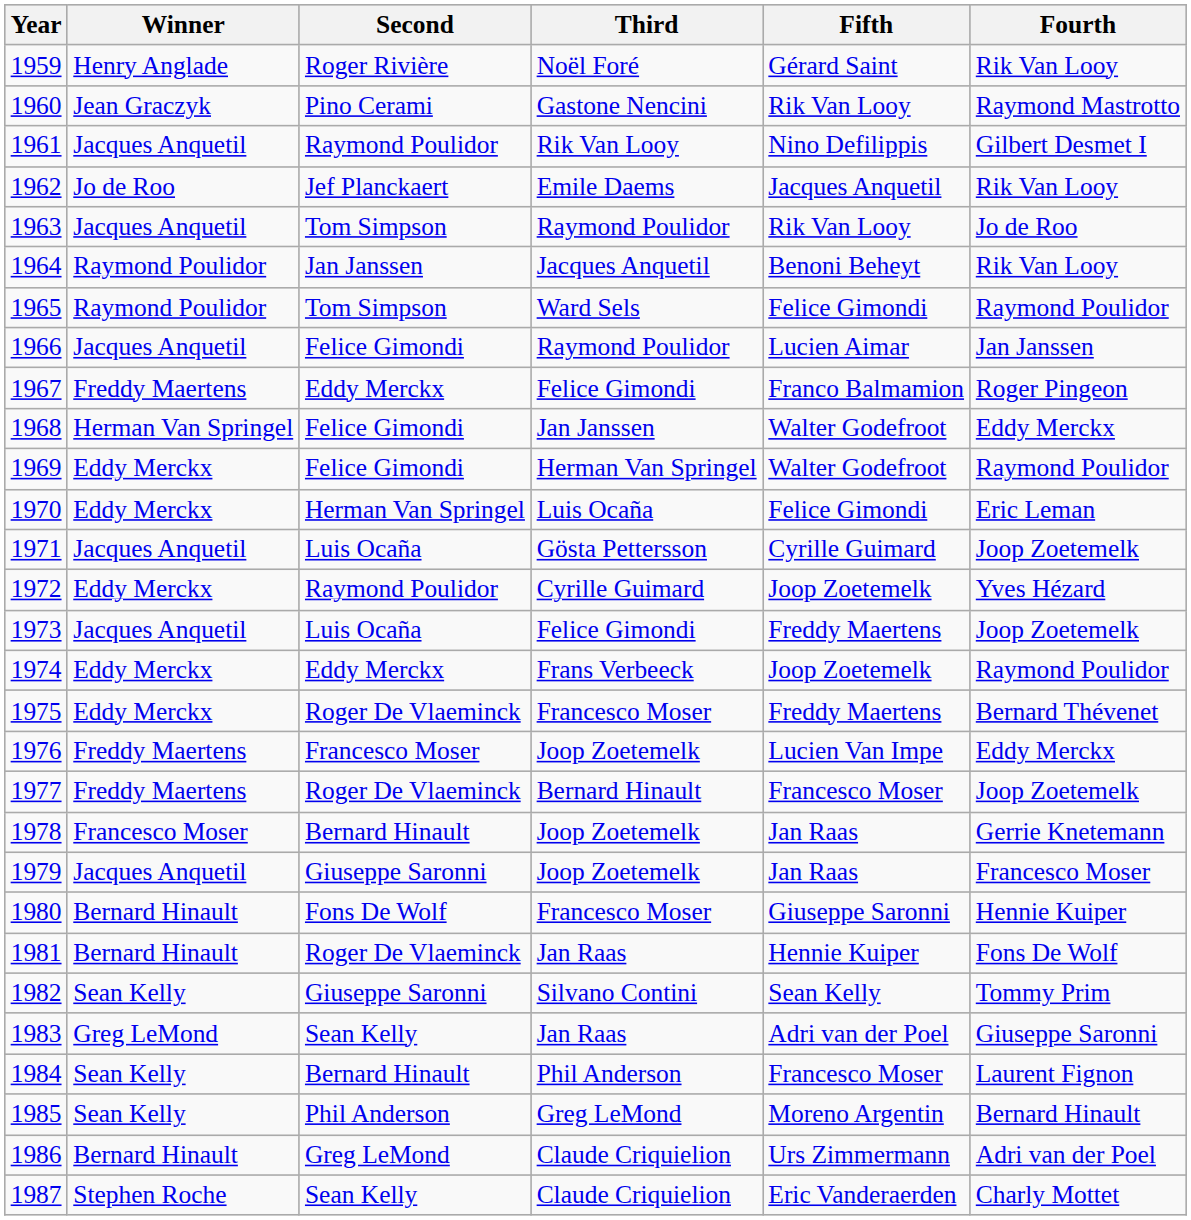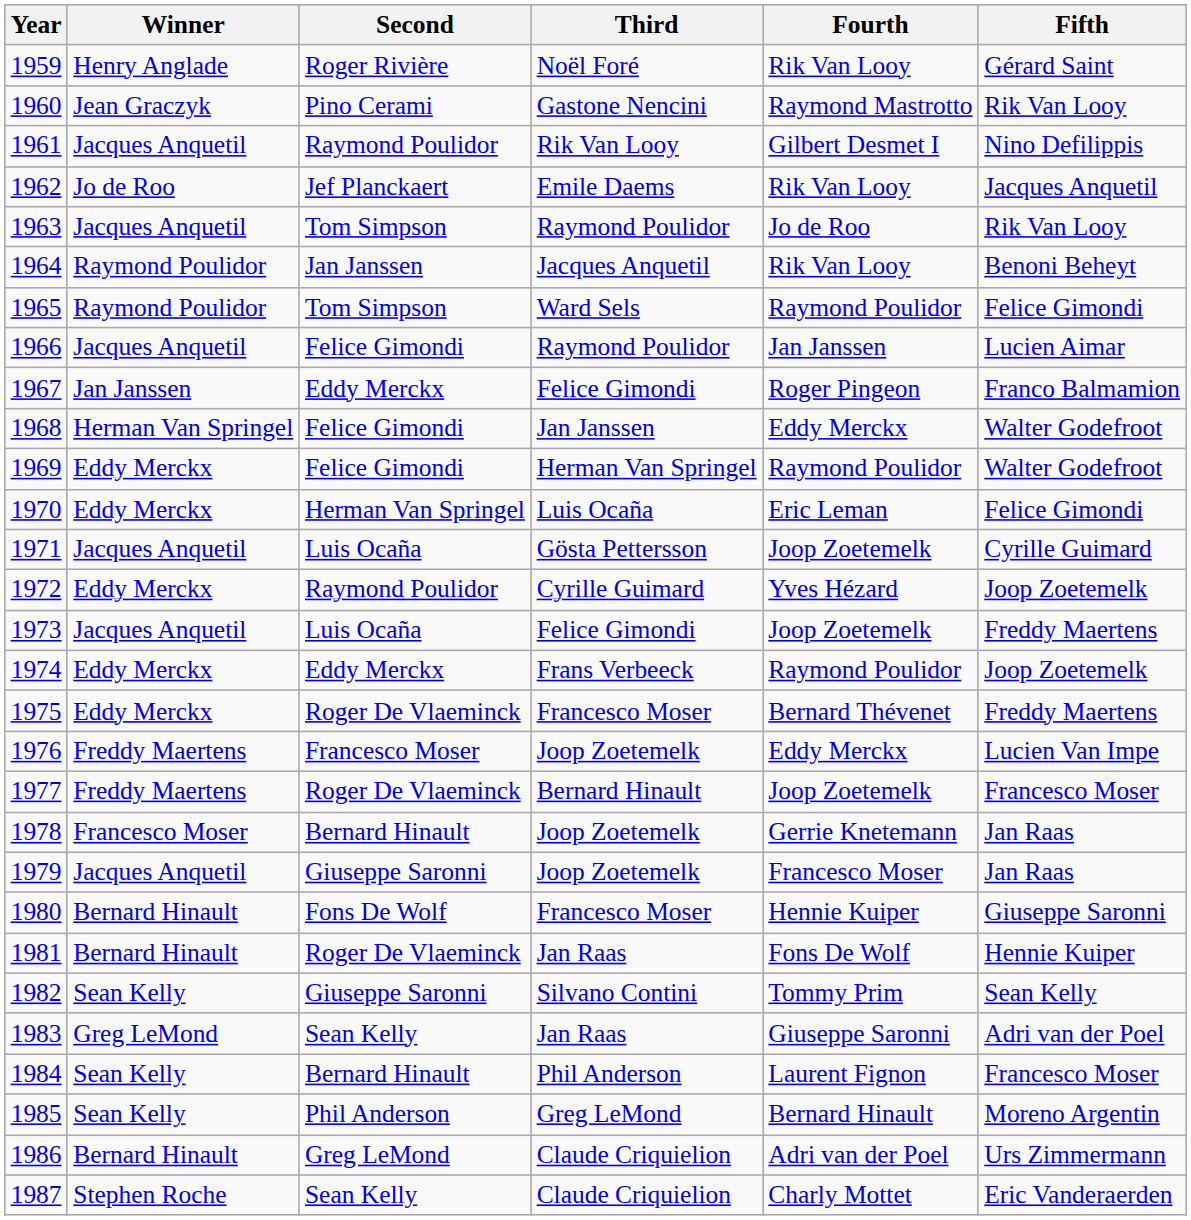columns swapped: (1078, 24) <-> (866, 24)
(160, 387) Freddy Maertens -> (132, 387) Jan Janssen
